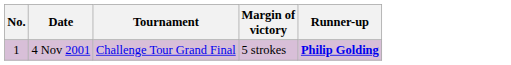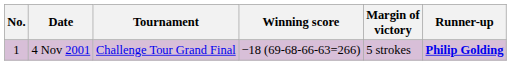+ column: (301, 22)
